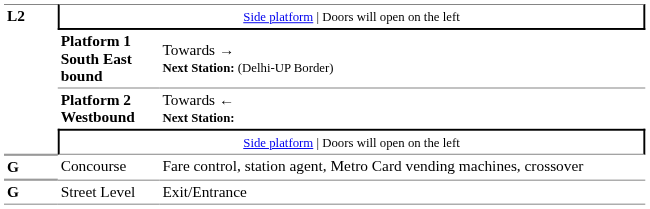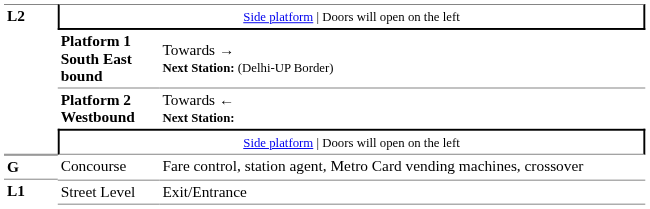(13, 192) G -> (16, 191) L1
